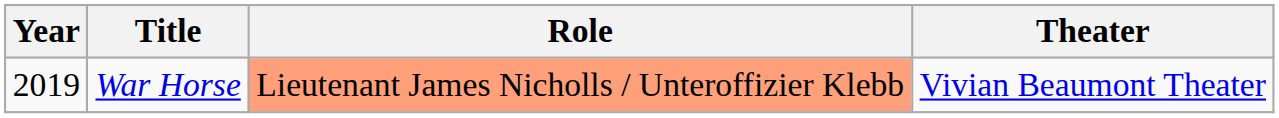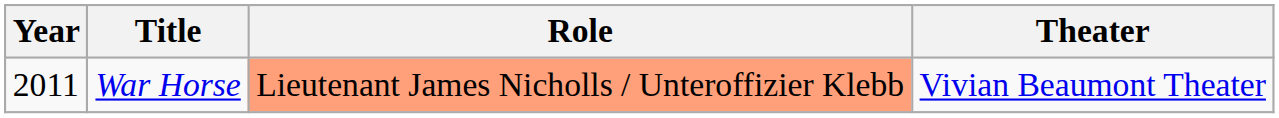(46, 84) 2019 -> (46, 84) 2011
